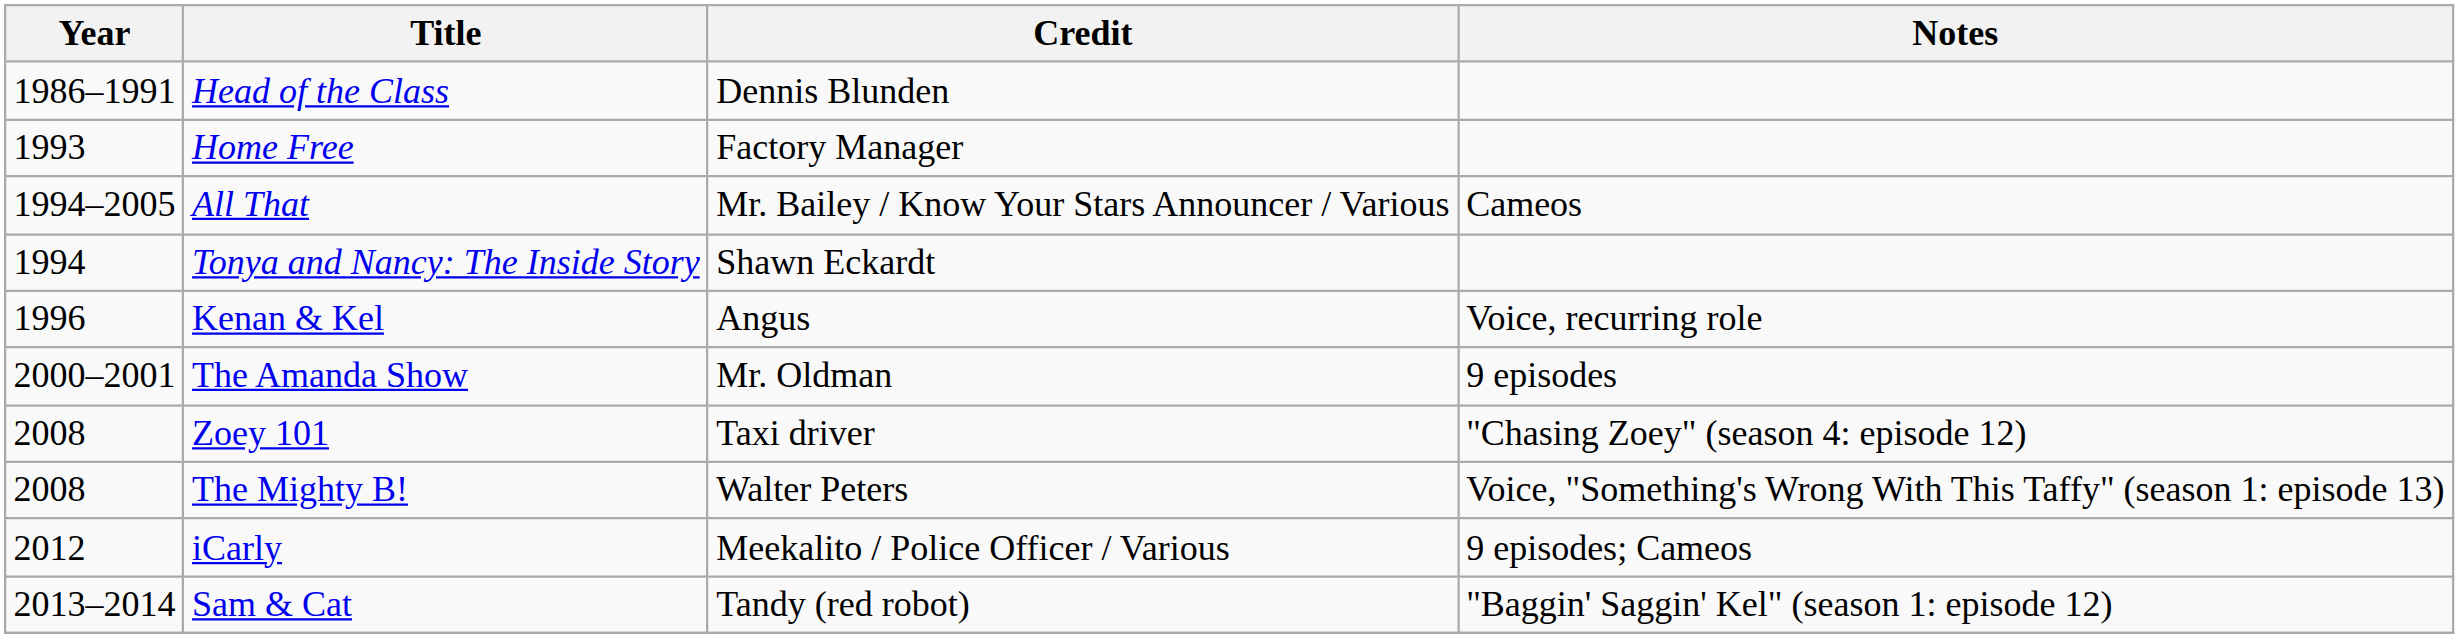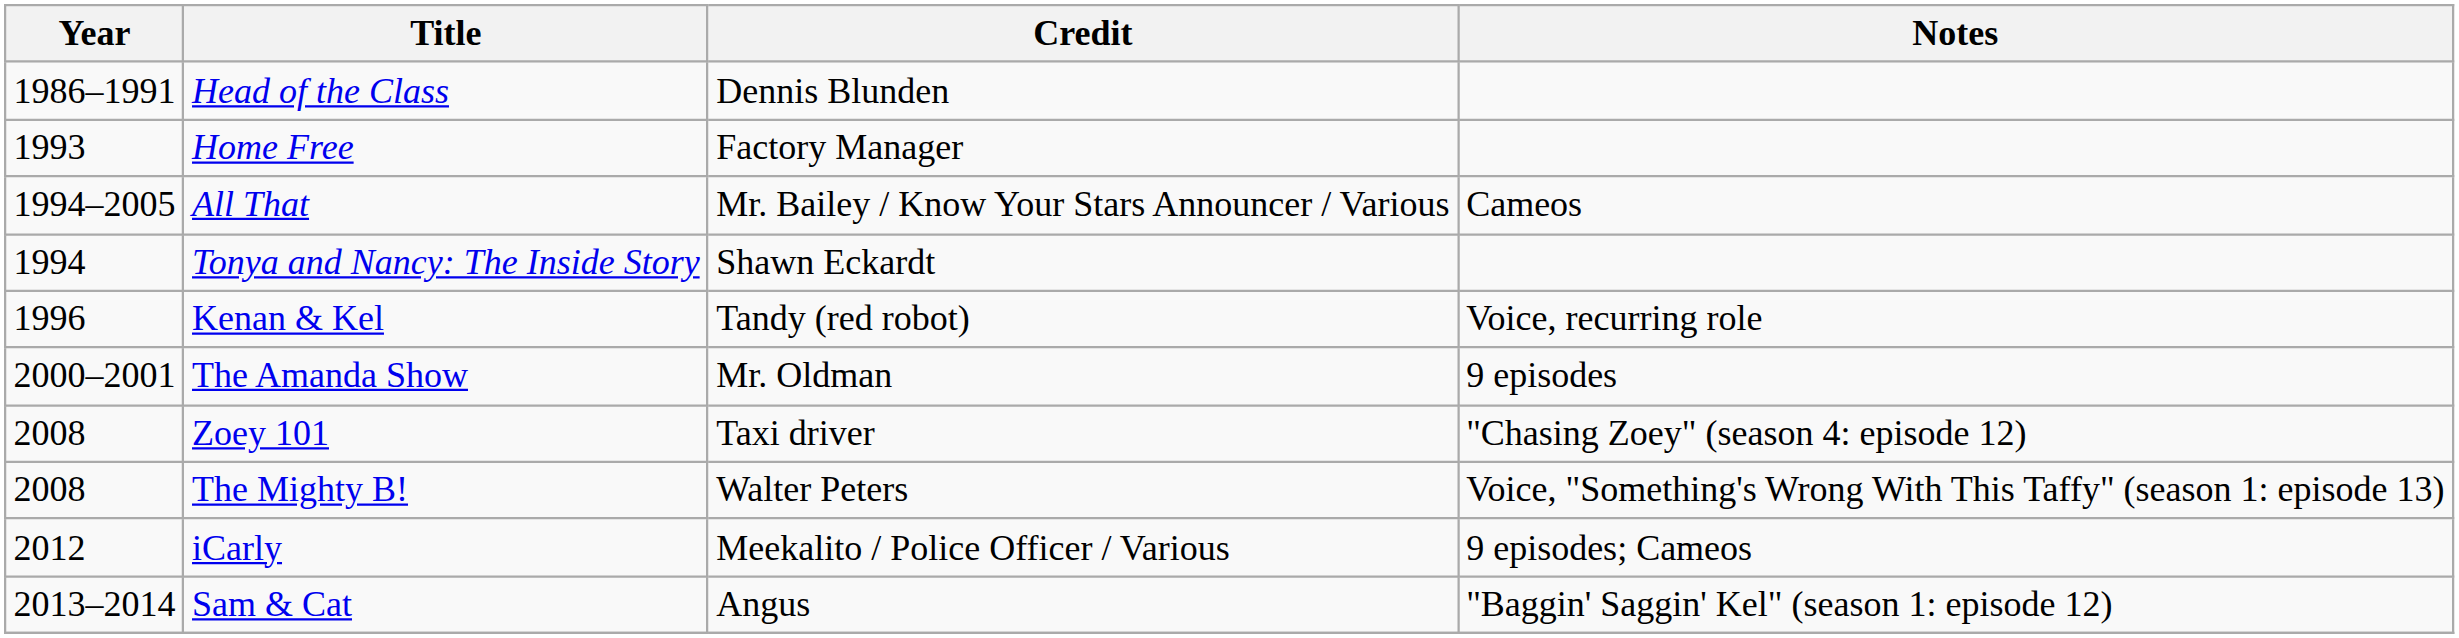(763, 318) Angus -> (843, 318) Tandy (red robot)
(843, 603) Tandy (red robot) -> (763, 603) Angus
